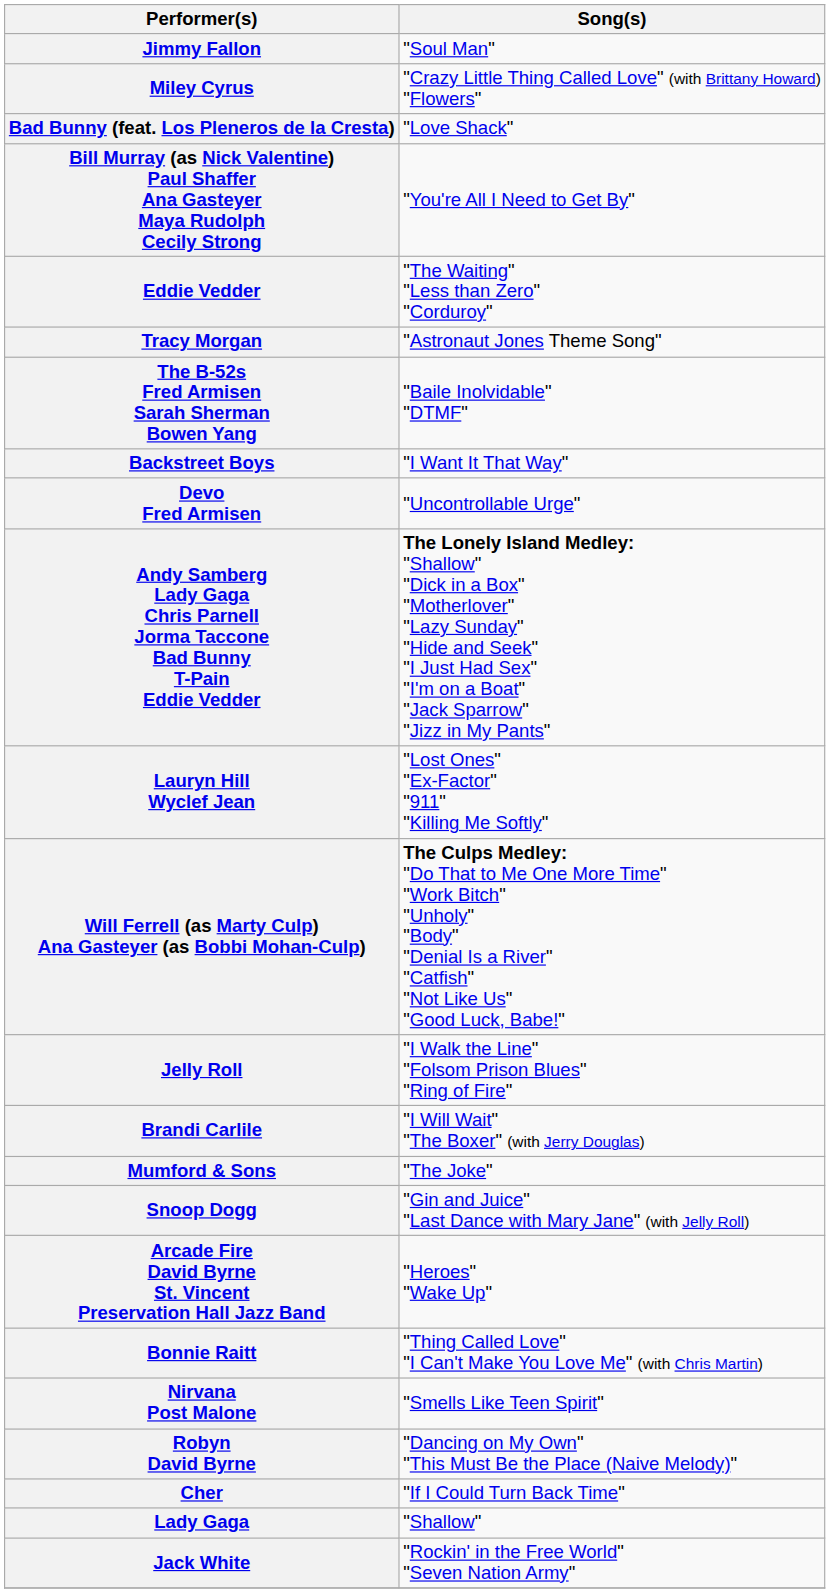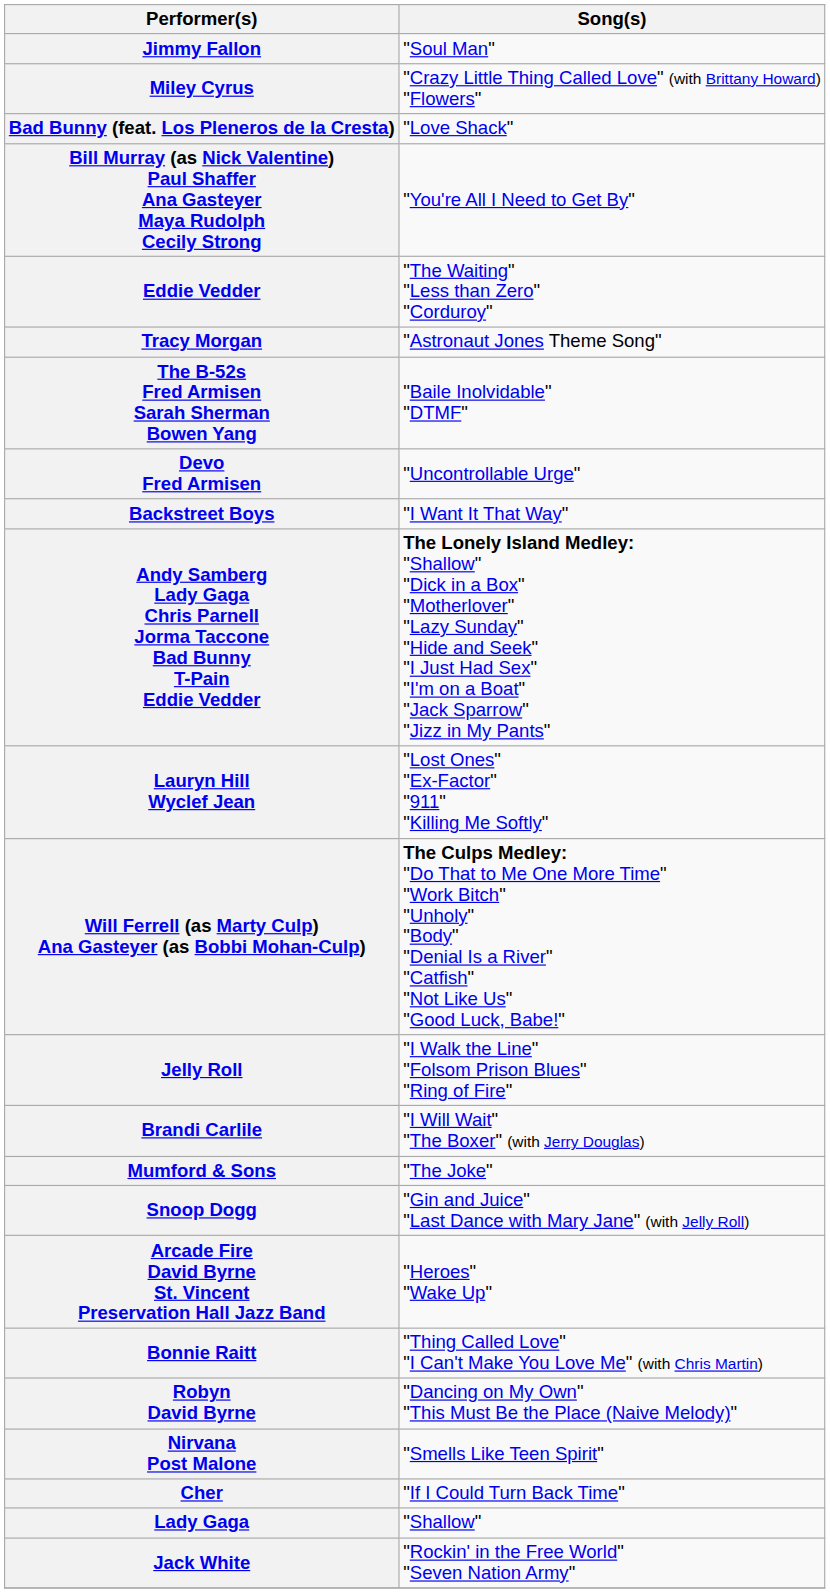rows swapped: (202, 463) <-> (202, 503)
rows swapped: (202, 1403) <-> (202, 1453)
